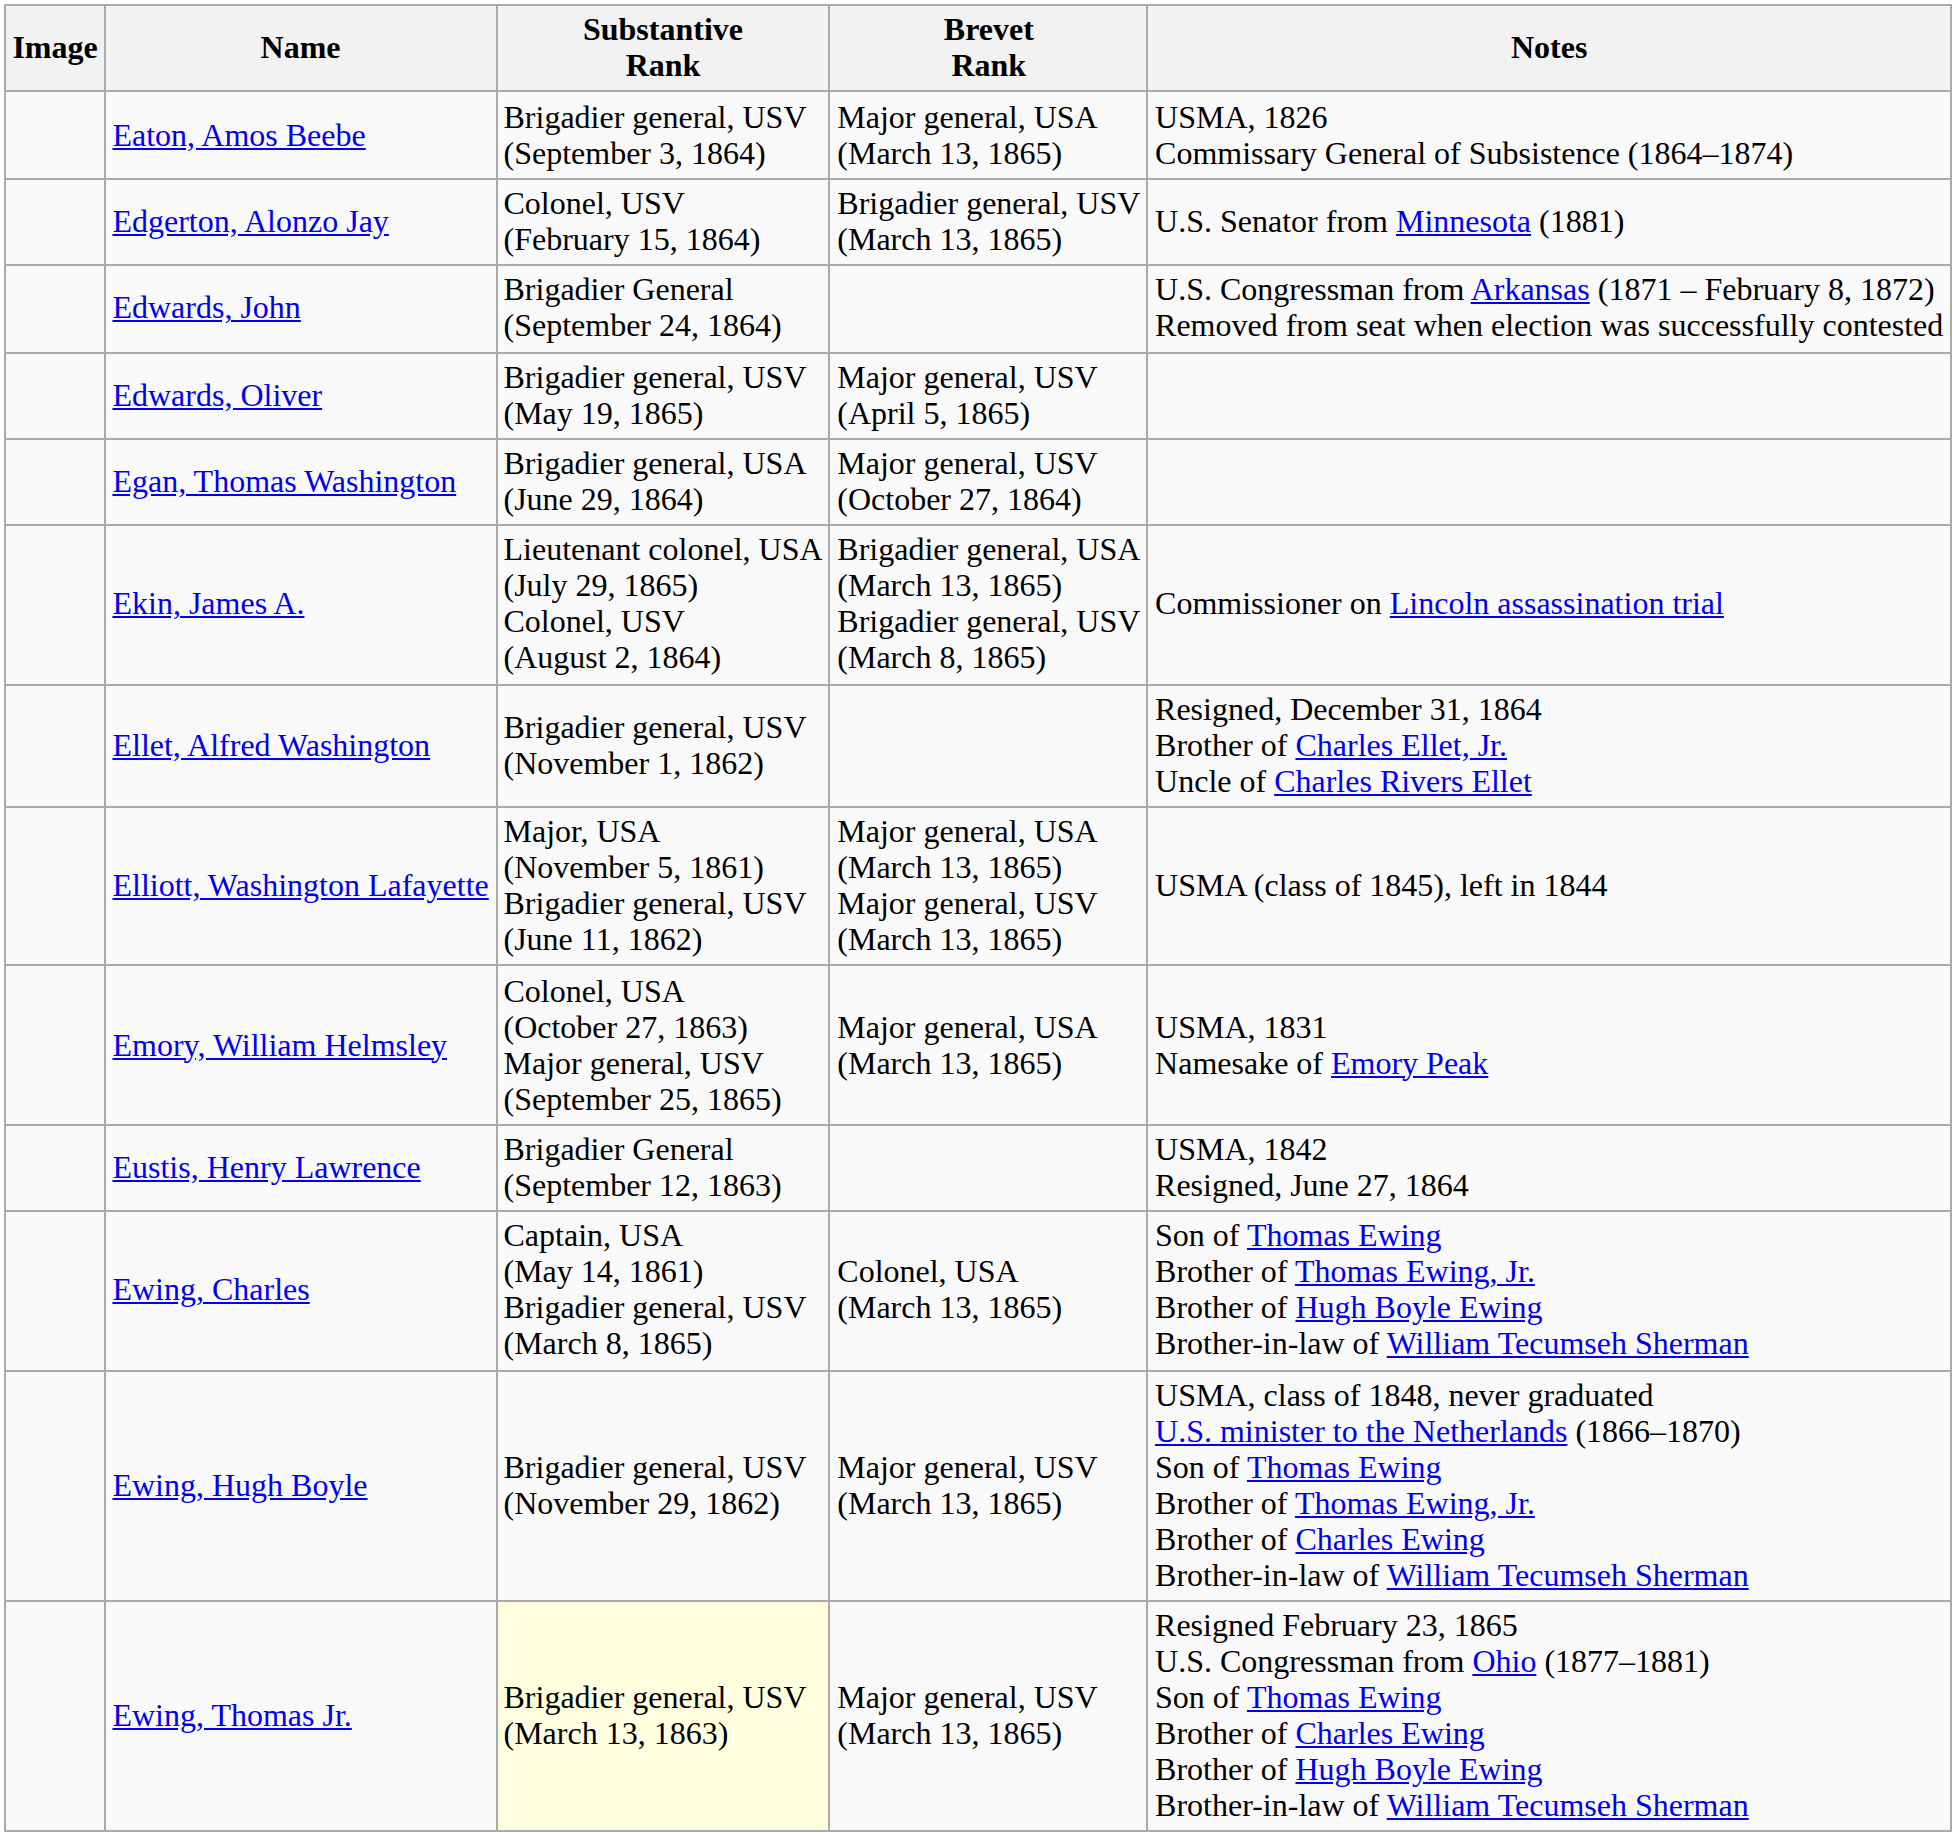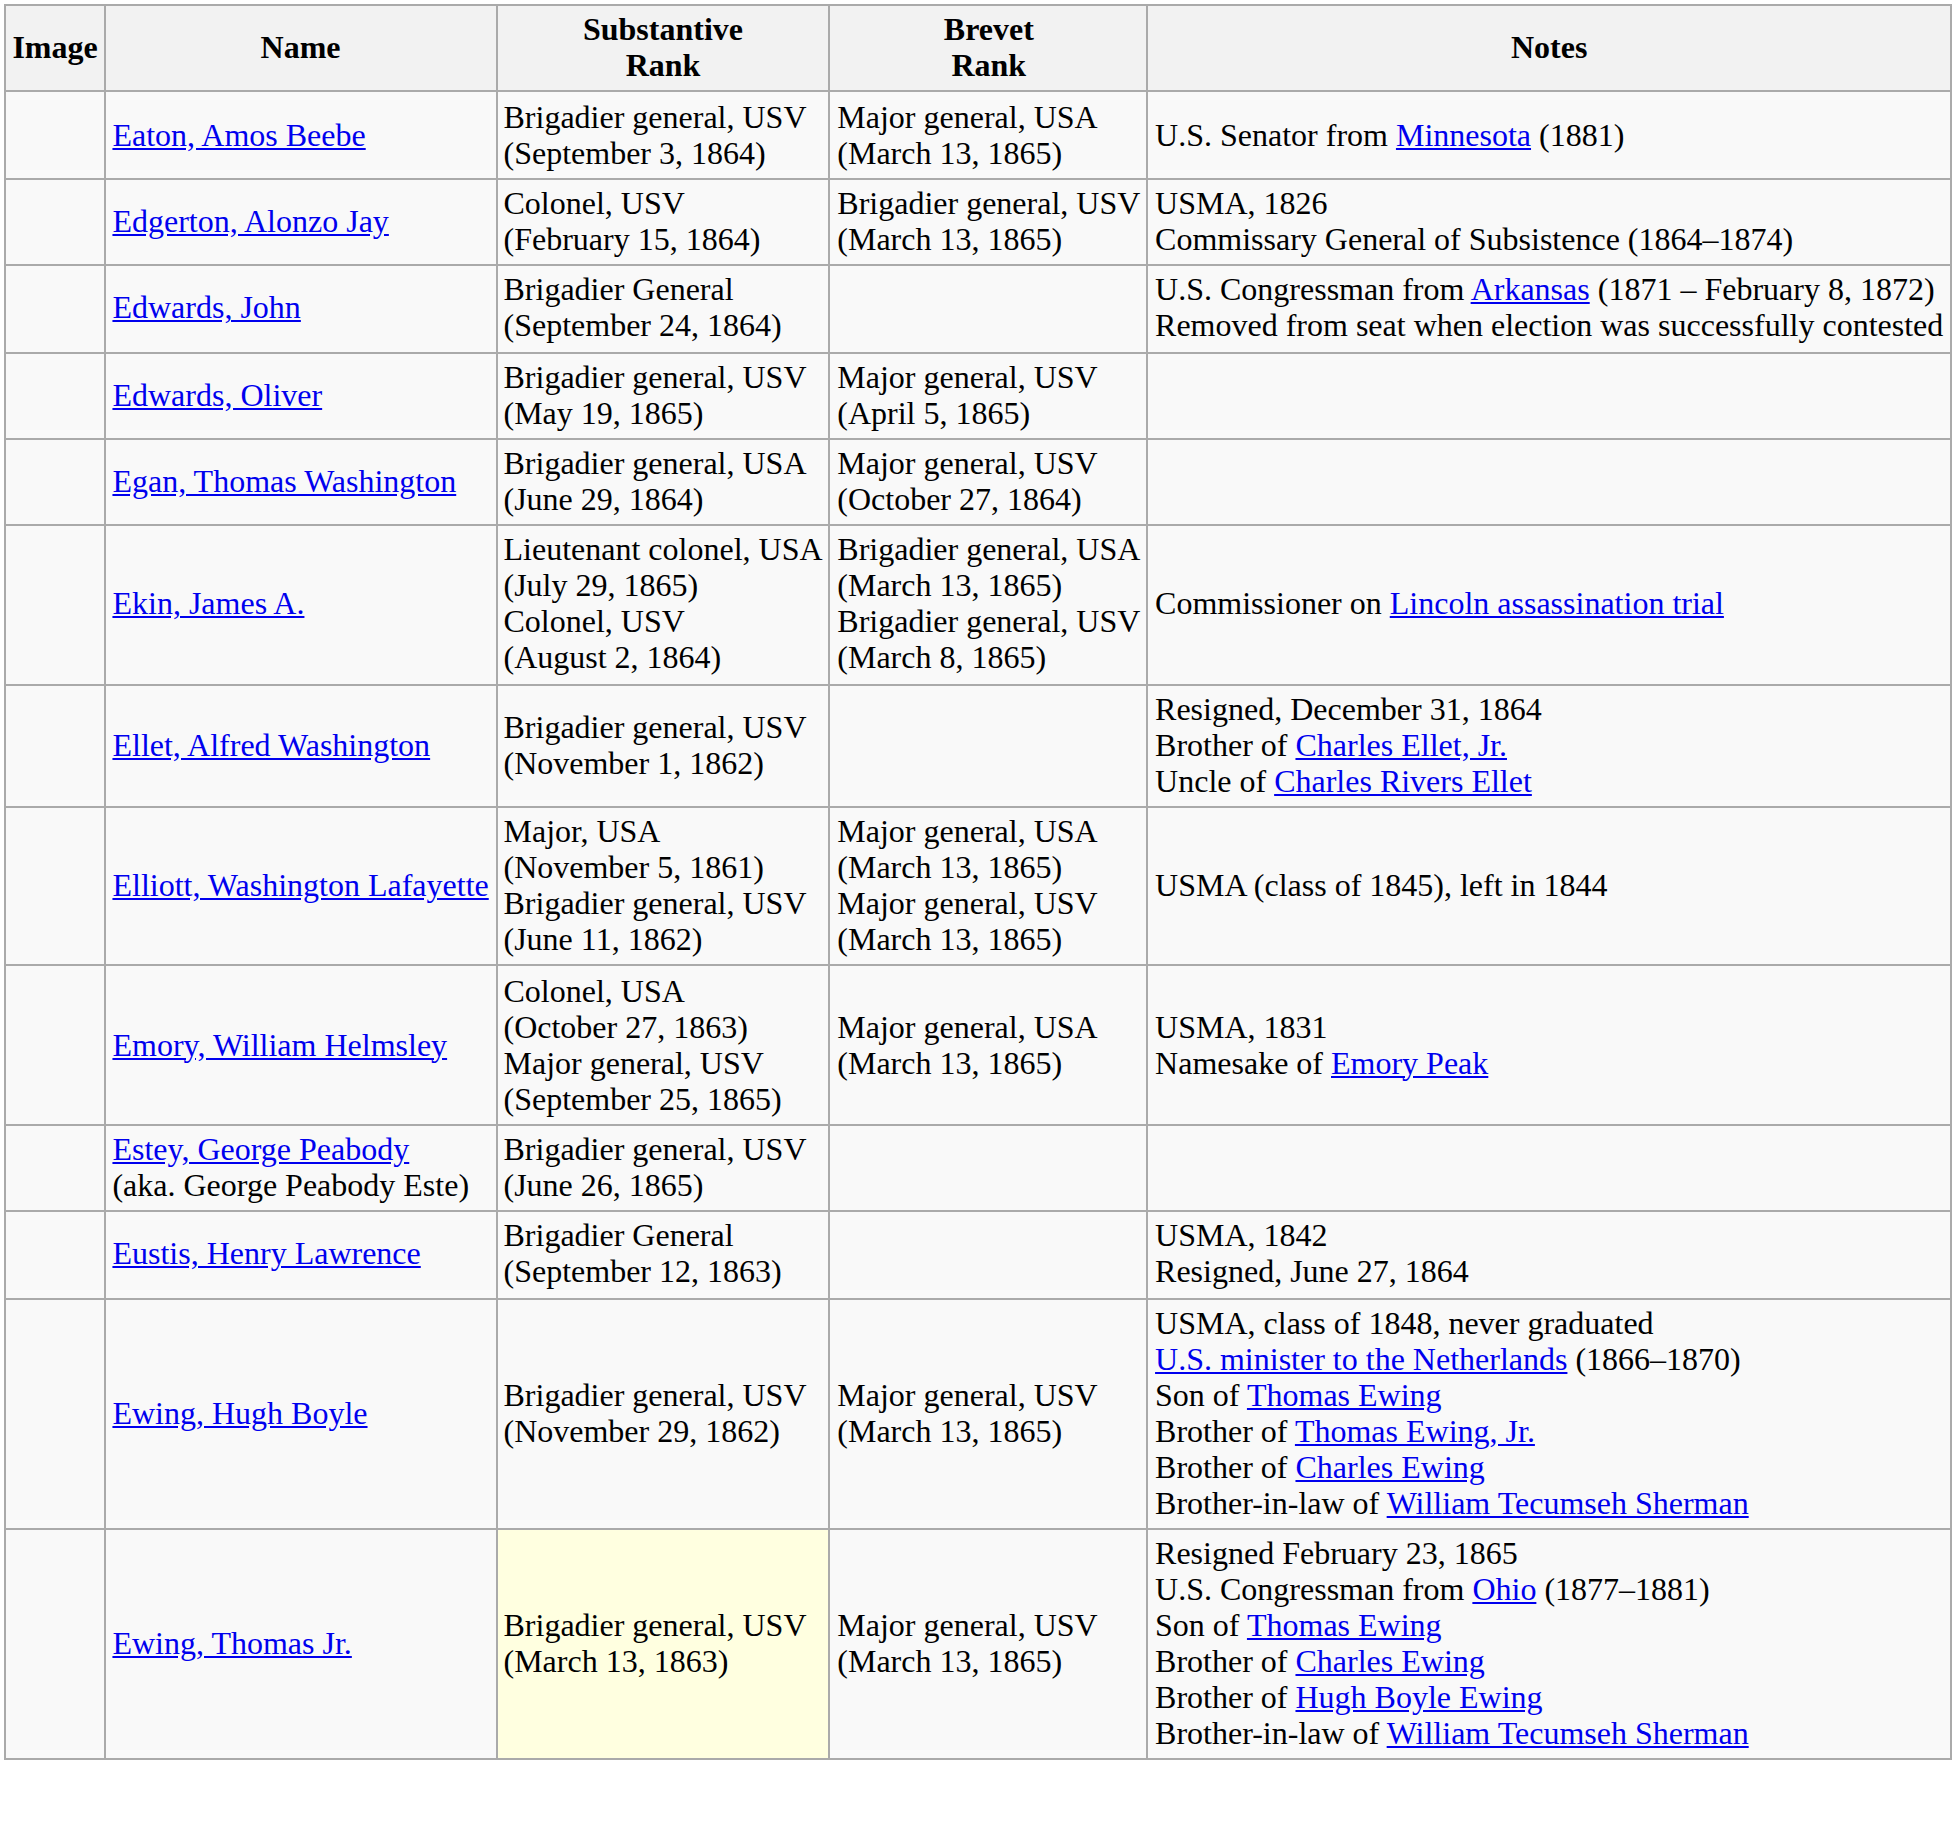(1474, 134) USMA, 1826 Commissary General of Subsistence (1864–1874) -> (1390, 134) U.S. Senator from Minnesota (1881)
(1390, 221) U.S. Senator from Minnesota (1881) -> (1474, 221) USMA, 1826 Commissary General of Subsistence (1864–1874)
+ row: (291, 1167)
- row: (211, 1290)
